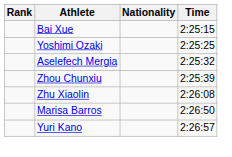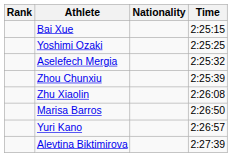+ row: (82, 144)
